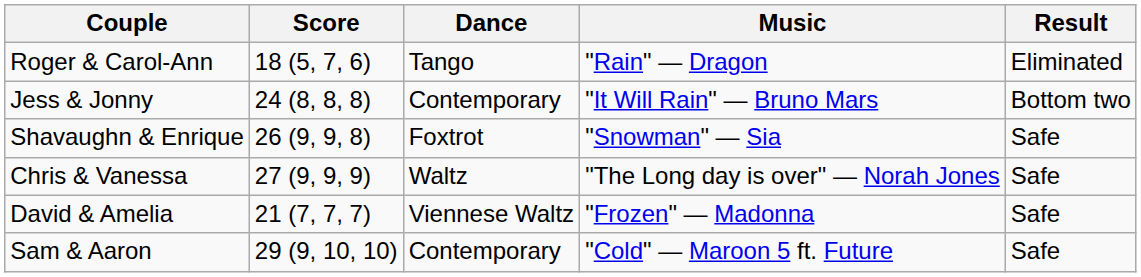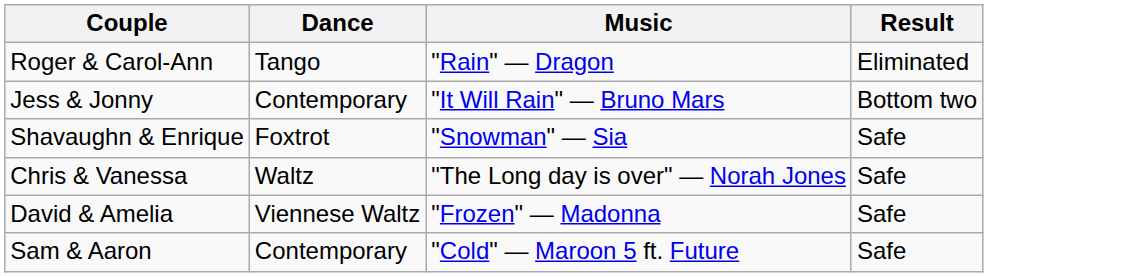- column: (326, 23)
